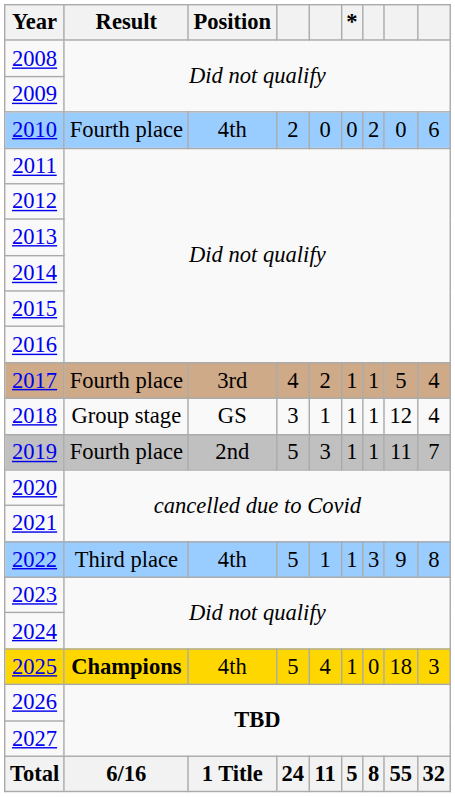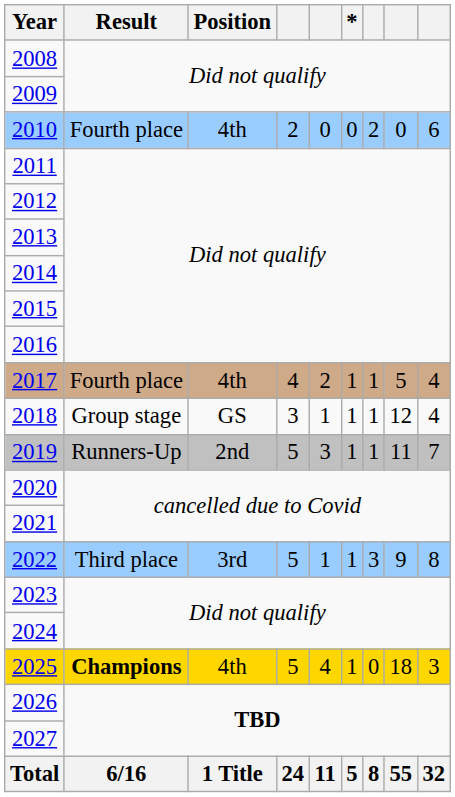(232, 380) 3rd -> (232, 380) 4th
(126, 451) Fourth place -> (126, 451) Runners-Up
(232, 559) 4th -> (232, 559) 3rd
